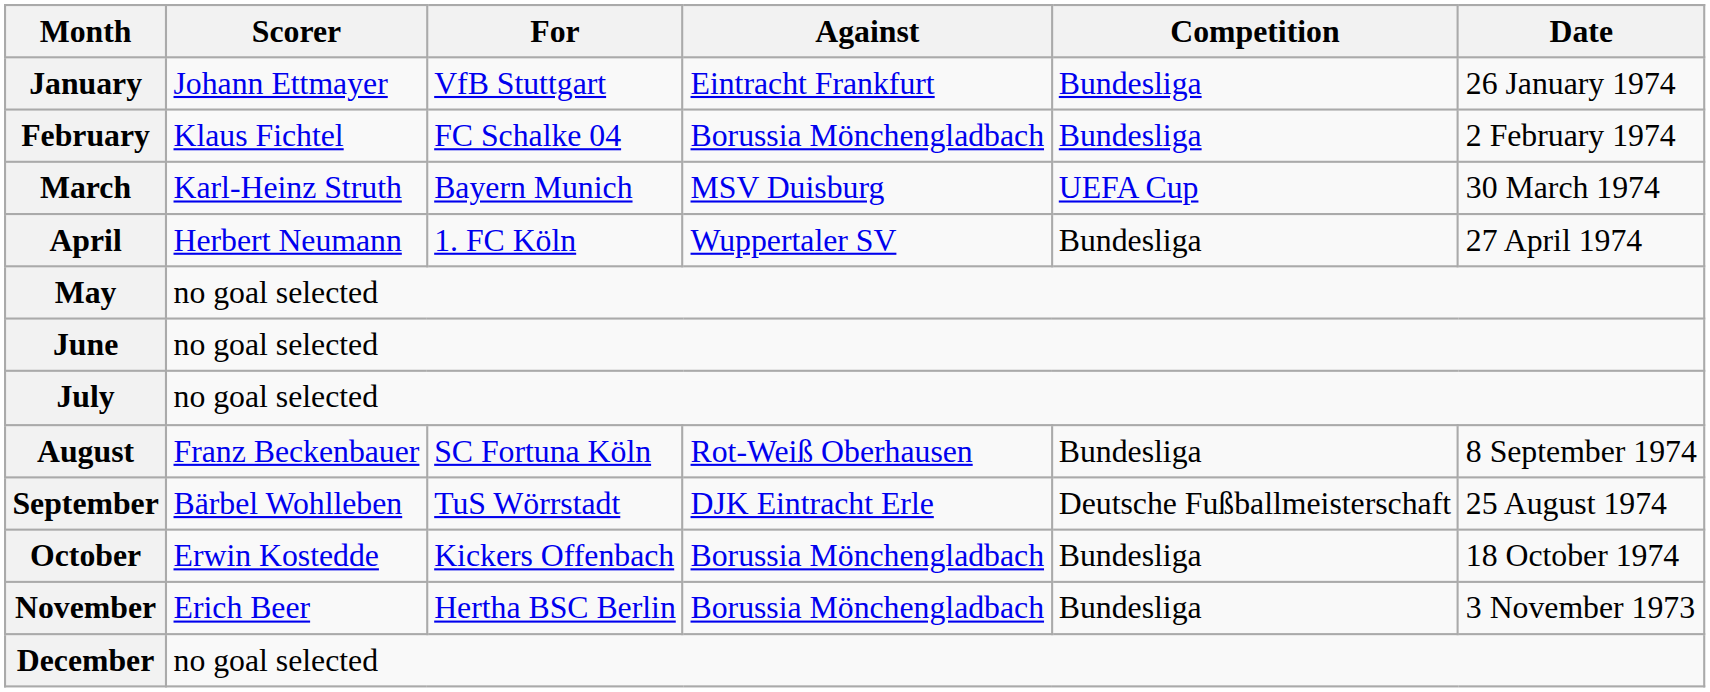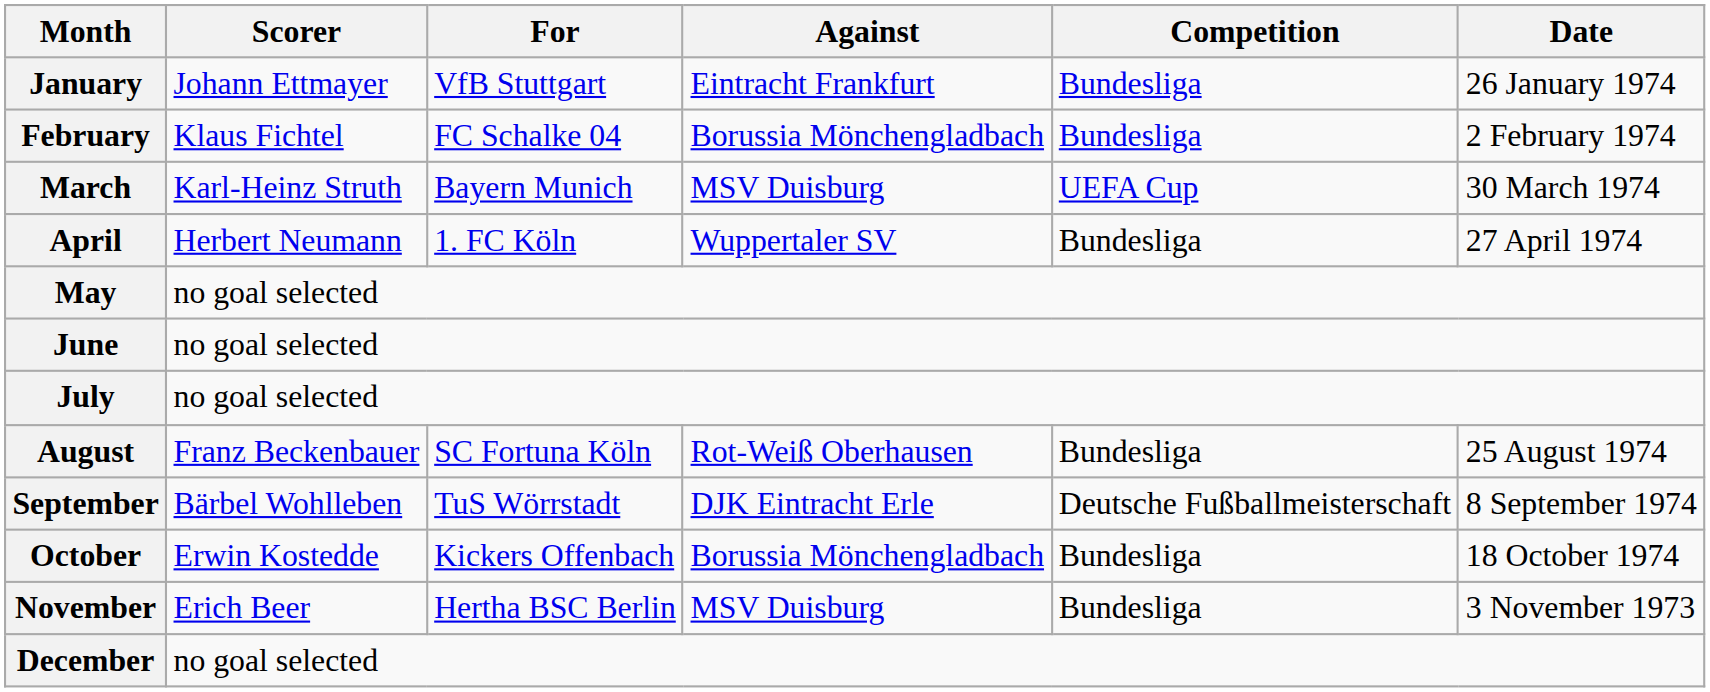(1581, 449) 8 September 1974 -> (1566, 449) 25 August 1974
(1566, 502) 25 August 1974 -> (1581, 502) 8 September 1974
(867, 607) Borussia Mönchengladbach -> (787, 607) MSV Duisburg
